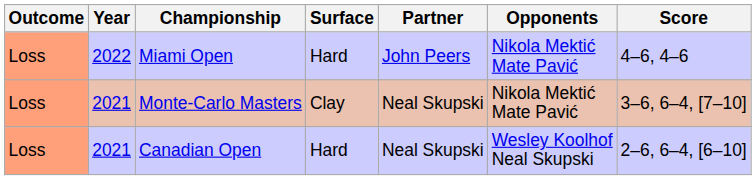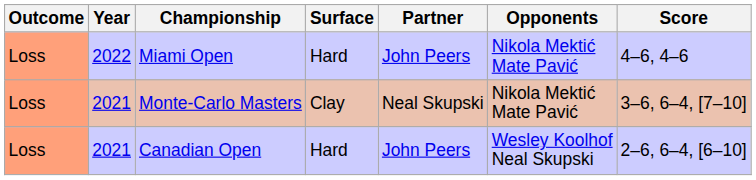(433, 150) Neal Skupski -> (426, 150) John Peers
